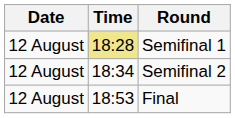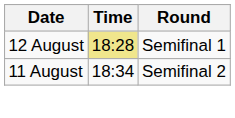(46, 71) 12 August -> (46, 71) 11 August
- row: (160, 98)
